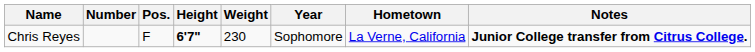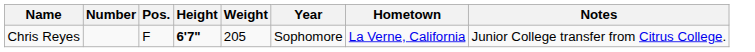(235, 36) 230 -> (235, 36) 205
(610, 36) bold -> (599, 36) normal
